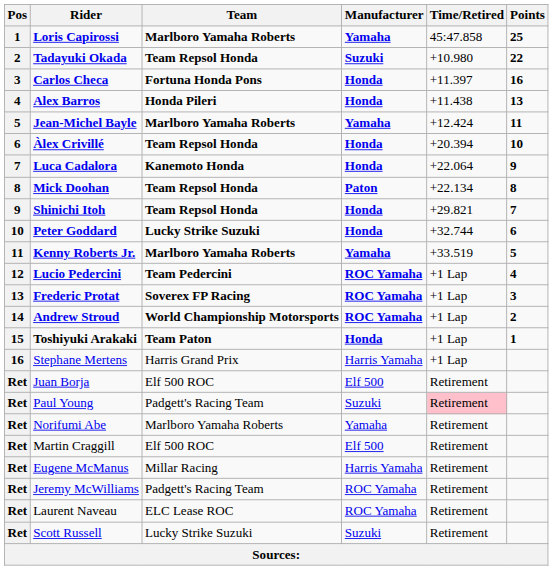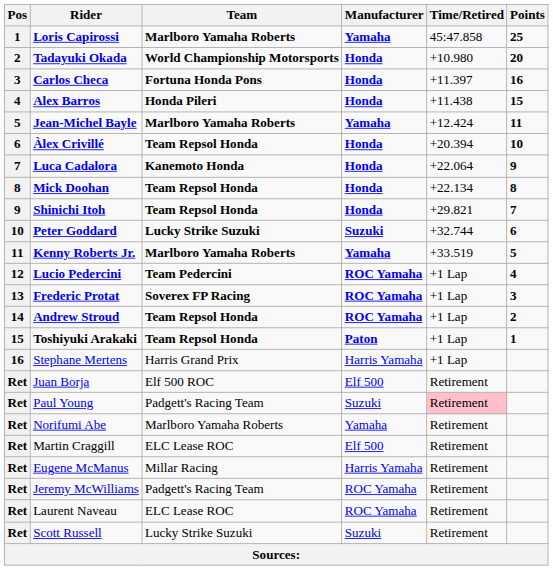(201, 58) Team Repsol Honda -> (242, 58) World Championship Motorsports
(364, 58) Suzuki -> (364, 58) Honda
(517, 58) 22 -> (517, 58) 20
(517, 101) 13 -> (517, 101) 15
(361, 187) Paton -> (364, 187) Honda
(364, 231) Honda -> (364, 231) Suzuki
(242, 317) World Championship Motorsports -> (201, 317) Team Repsol Honda
(178, 338) Team Paton -> (201, 338) Team Repsol Honda
(364, 338) Honda -> (361, 338) Paton
(179, 446) Elf 500 ROC -> (189, 446) ELC Lease ROC
